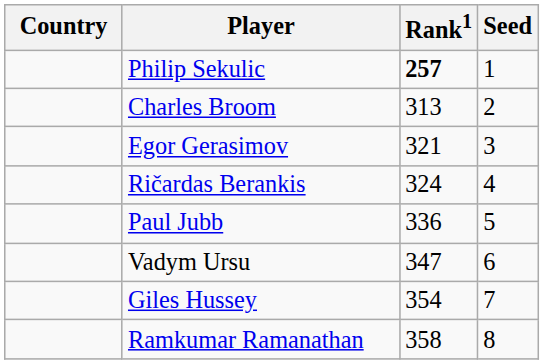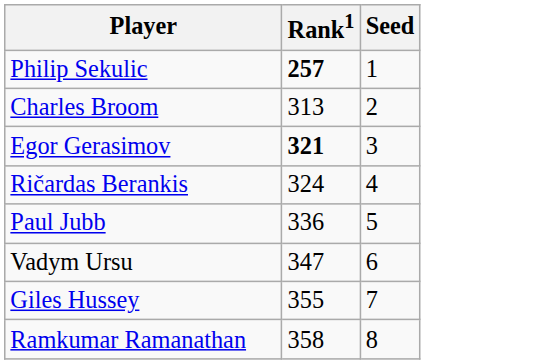- column: (64, 27)
(423, 146) normal -> (306, 146) bold
(423, 300) 354 -> (306, 300) 355
